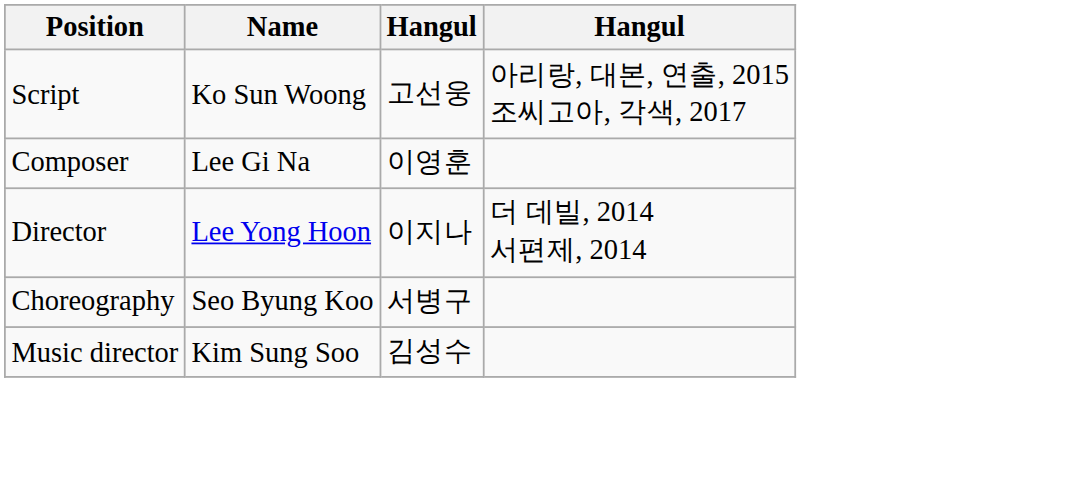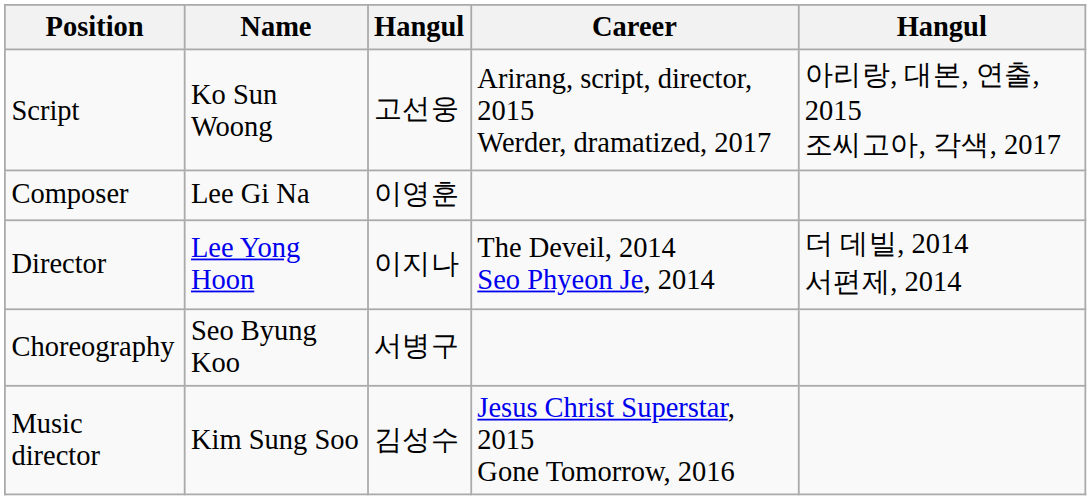+ column: (634, 27)
